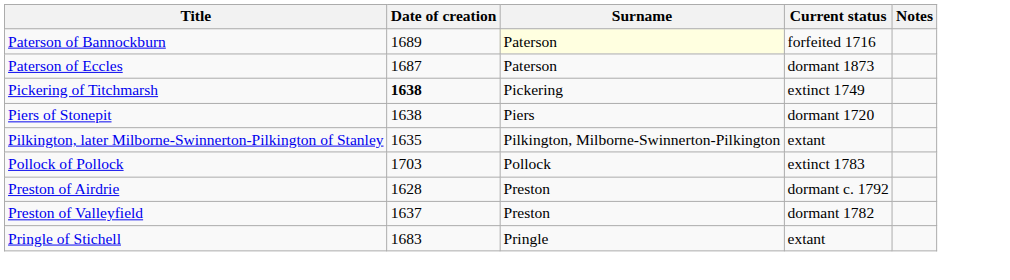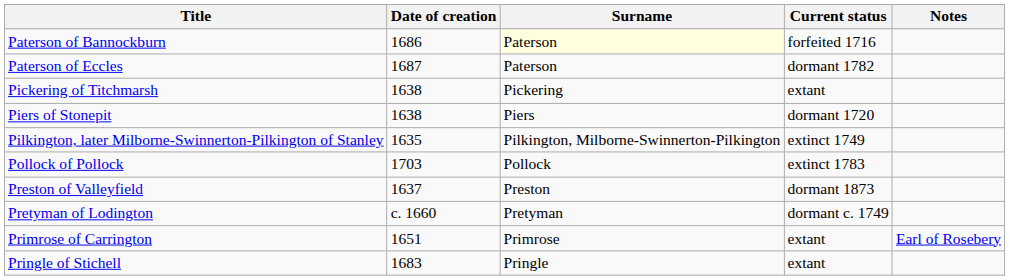(406, 41) 1689 -> (406, 41) 1686
(831, 66) dormant 1873 -> (831, 66) dormant 1782
(406, 90) bold -> (406, 90) normal
(826, 90) extinct 1749 -> (806, 90) extant
(806, 139) extant -> (826, 139) extinct 1749
- row: (64, 189)
(831, 213) dormant 1782 -> (831, 189) dormant 1873
+ row: (80, 213)
+ row: (80, 238)
